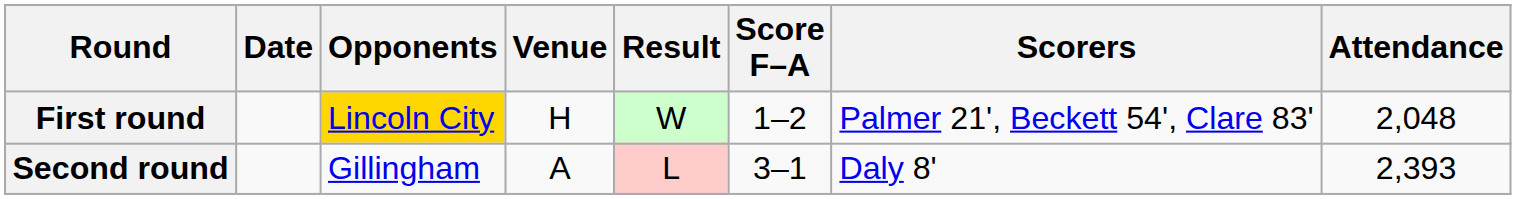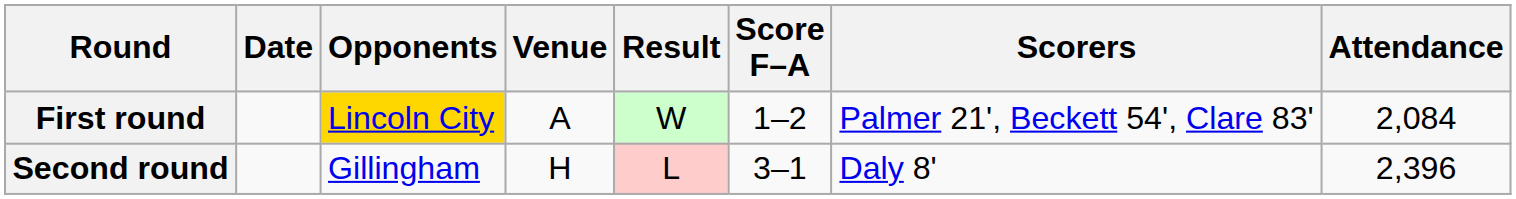(560, 117) H -> (560, 117) A
(1416, 117) 2,048 -> (1416, 117) 2,084
(560, 168) A -> (560, 168) H
(1416, 168) 2,393 -> (1416, 168) 2,396
